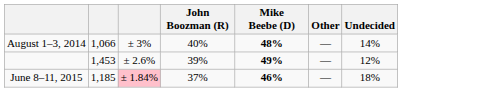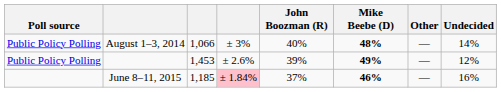+ column: (54, 25)
(370, 78) 18% -> (469, 78) 16%
